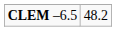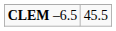(96, 15) 48.2 -> (96, 15) 45.5
